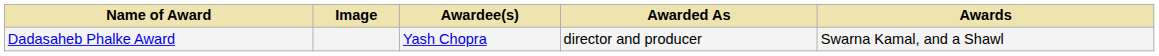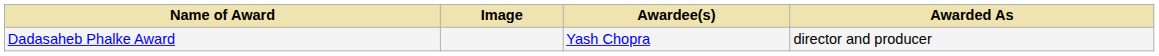- column: (986, 16)
